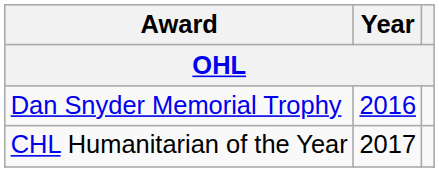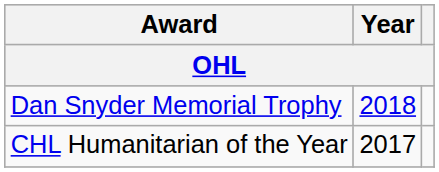(388, 105) 2016 -> (388, 105) 2018
